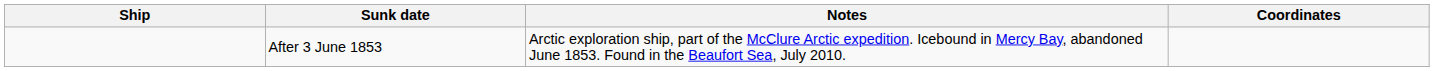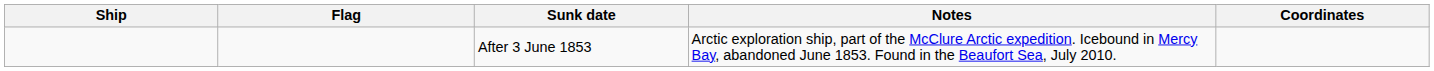+ column: (346, 15)
